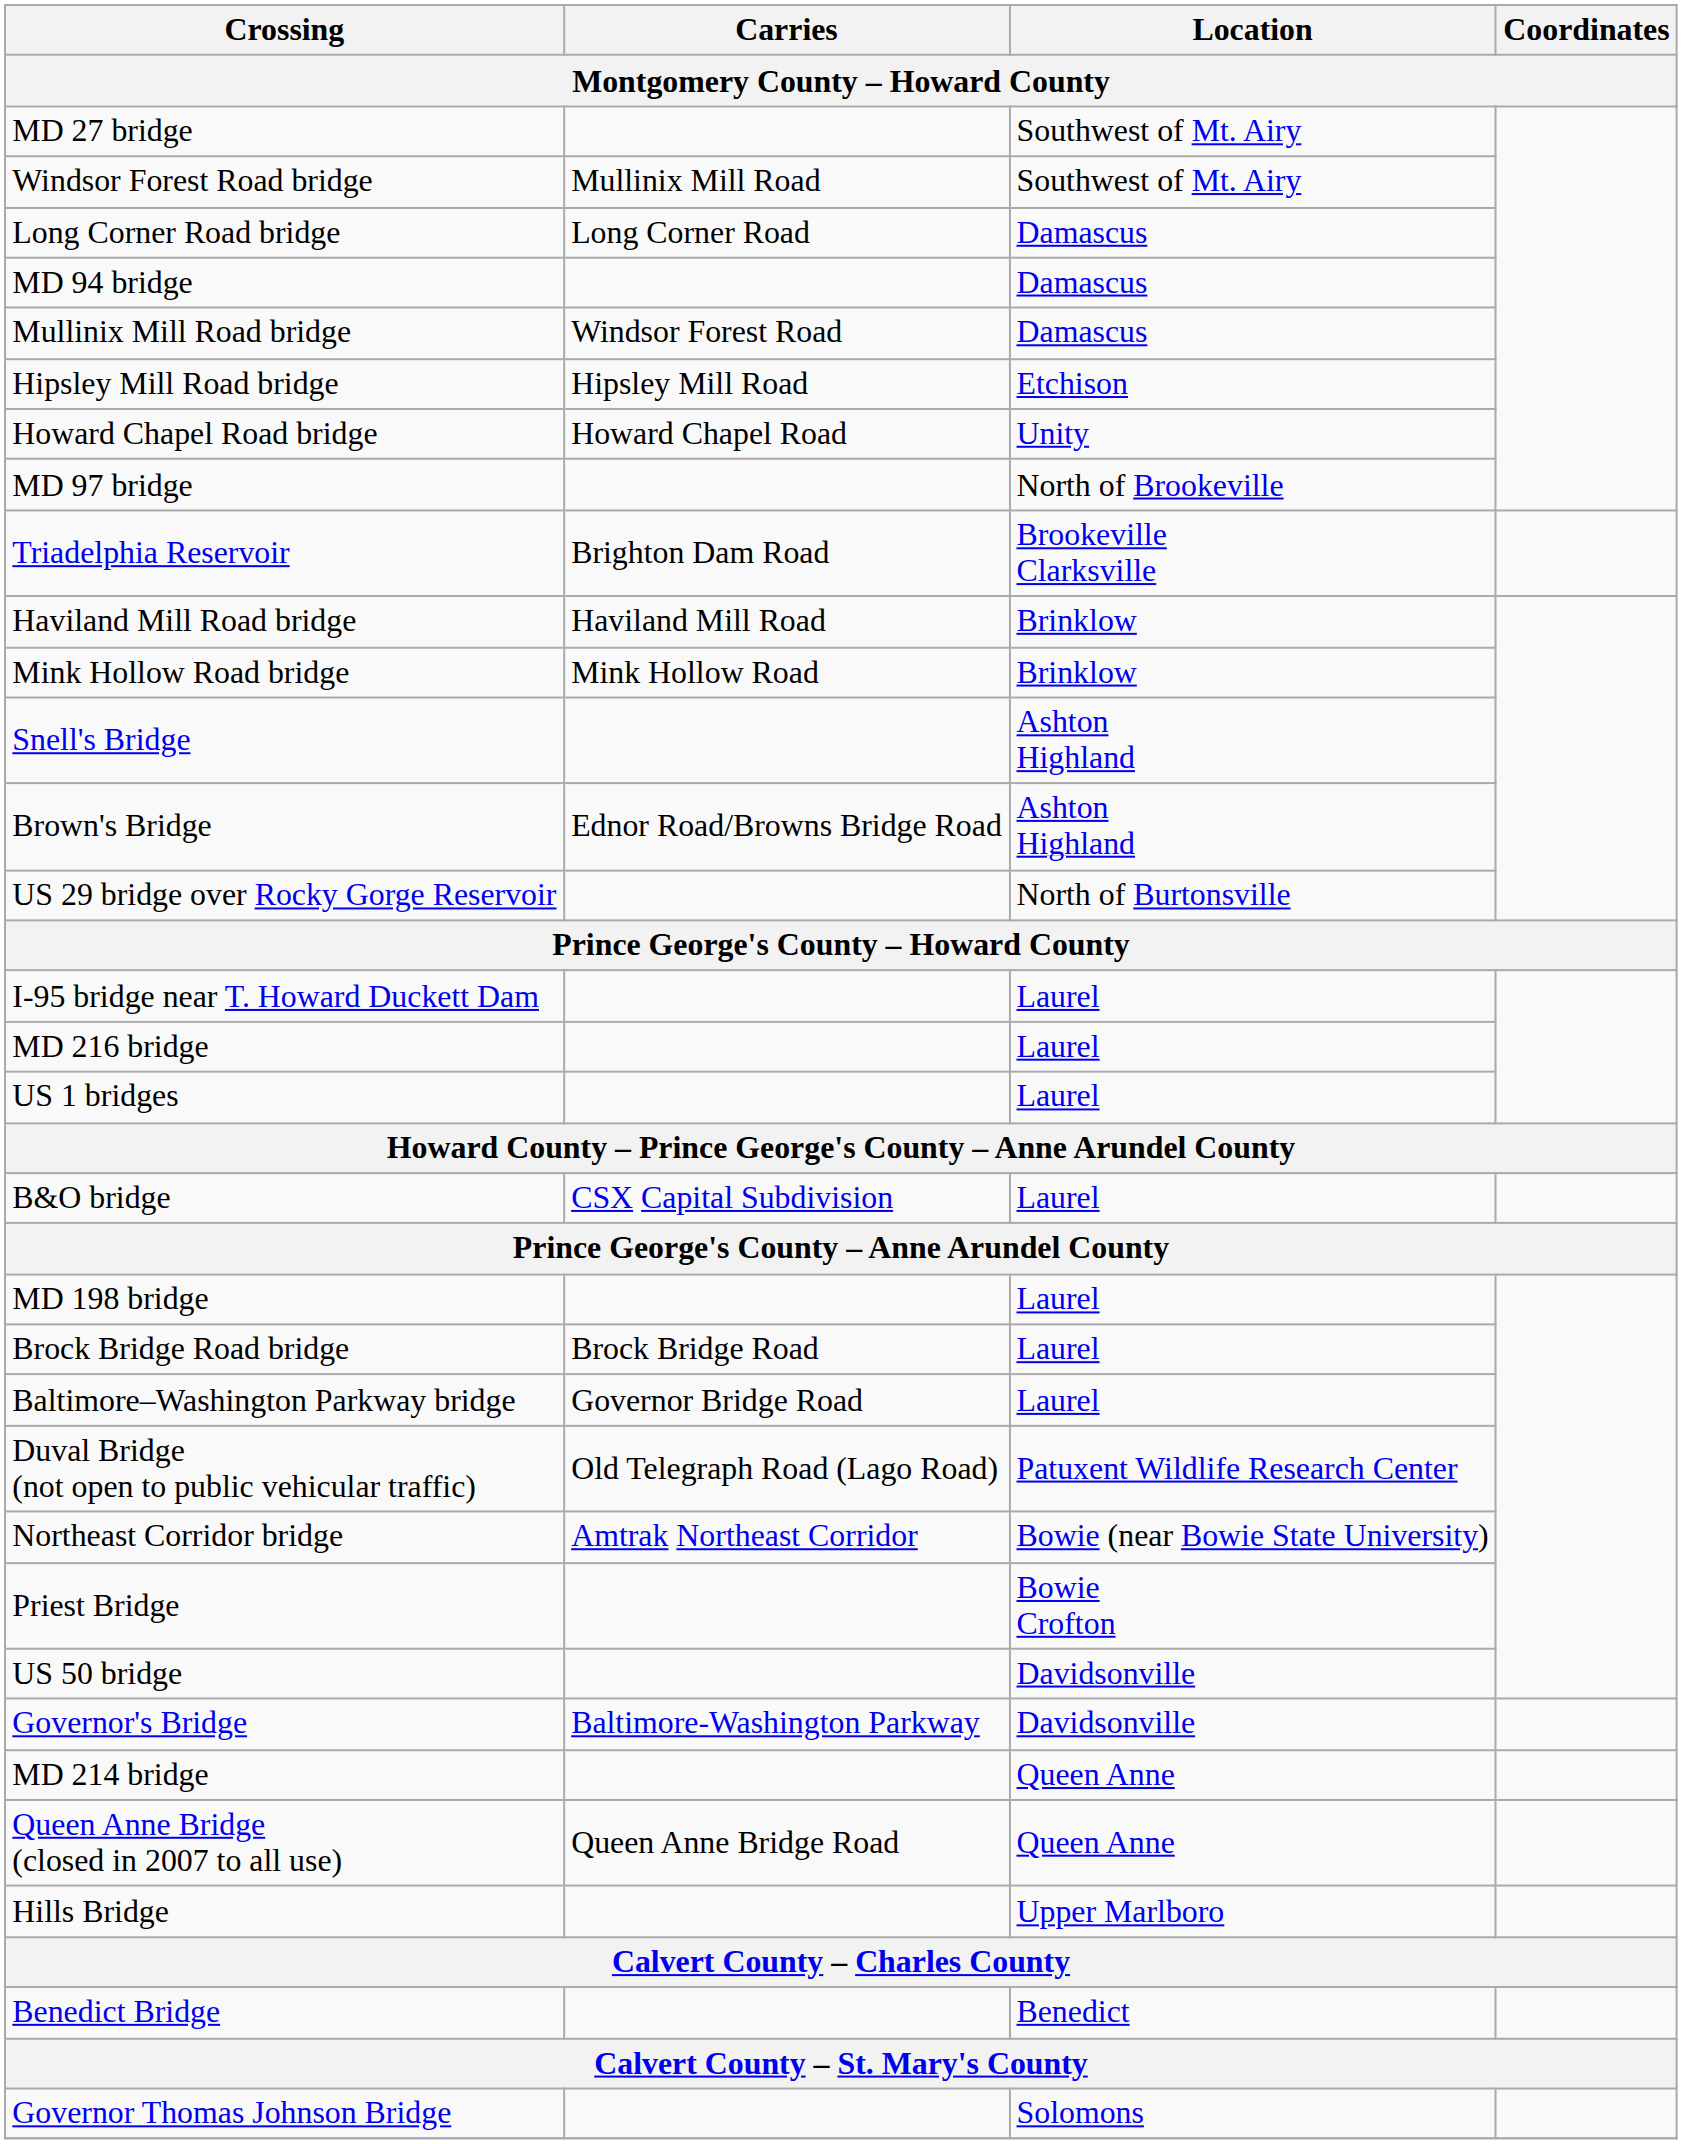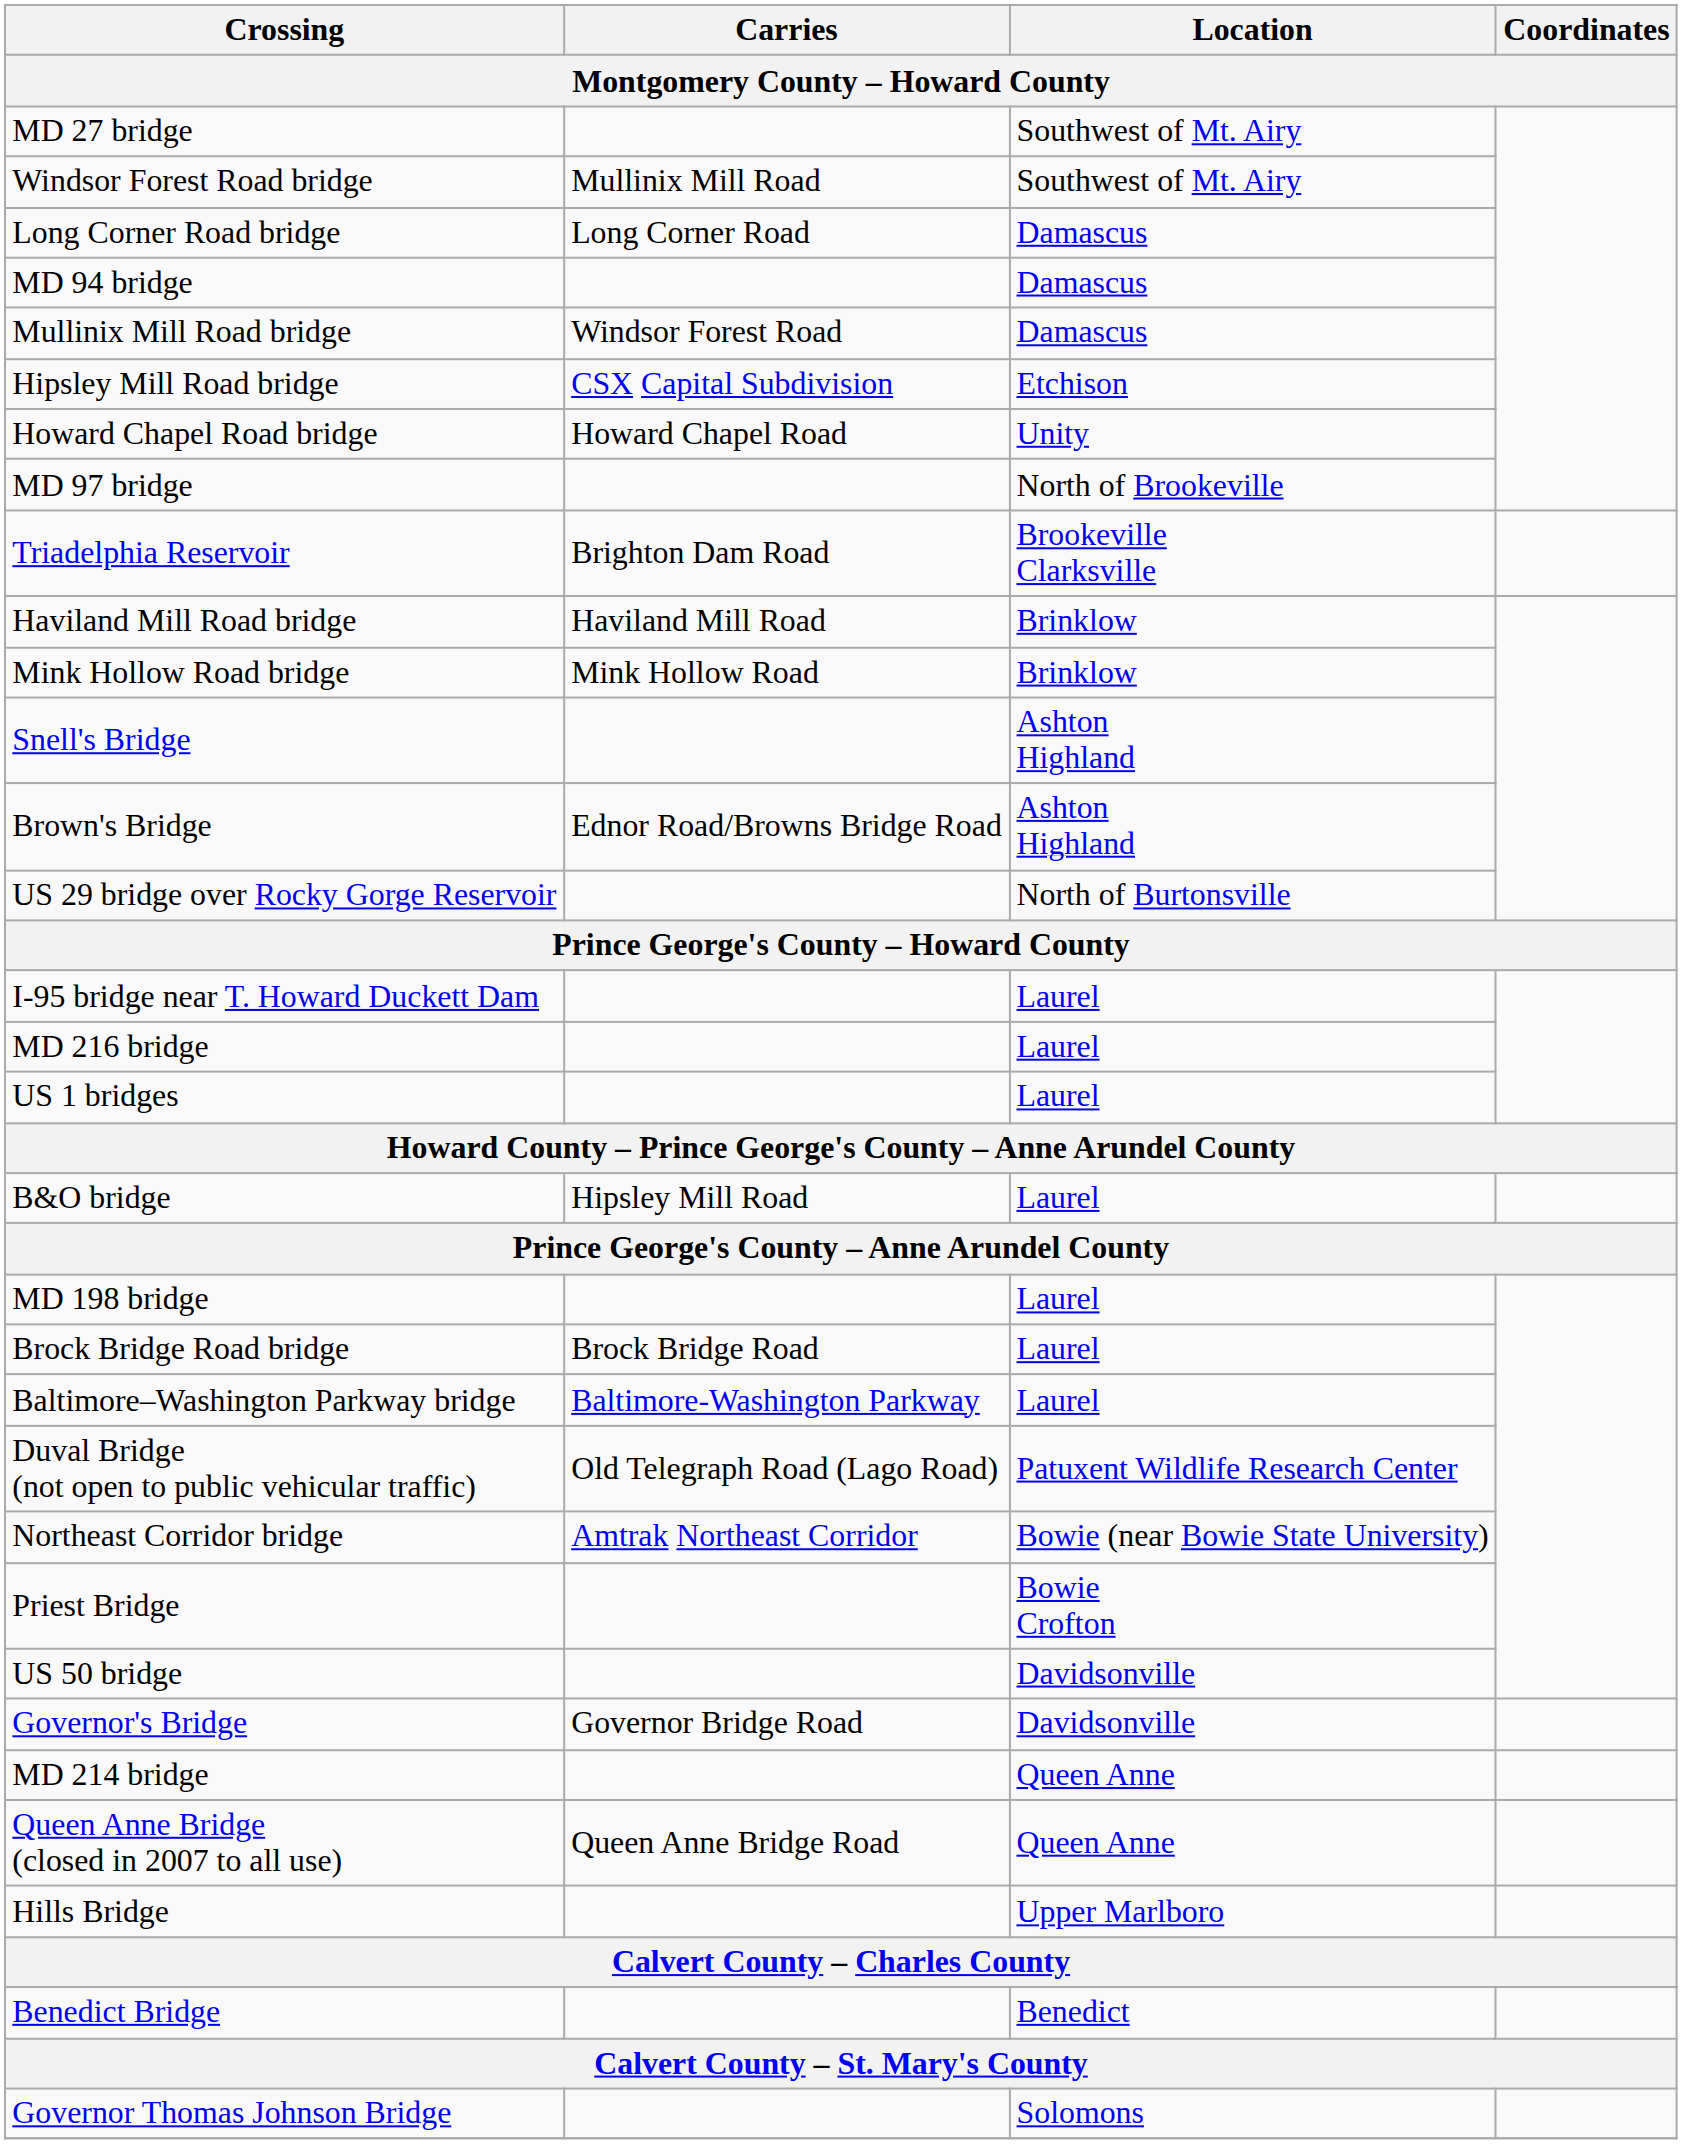(690, 383) Hipsley Mill Road -> (732, 383) CSX Capital Subdivision
(732, 1197) CSX Capital Subdivision -> (690, 1197) Hipsley Mill Road
(717, 1399) Governor Bridge Road -> (775, 1399) Baltimore-Washington Parkway
(775, 1723) Baltimore-Washington Parkway -> (717, 1723) Governor Bridge Road
